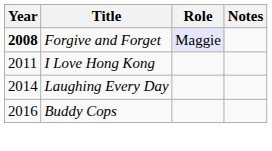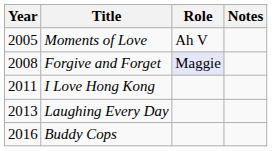+ row: (96, 39)
(23, 39) bold -> (23, 63) normal
(23, 87) 2014 -> (23, 110) 2013
